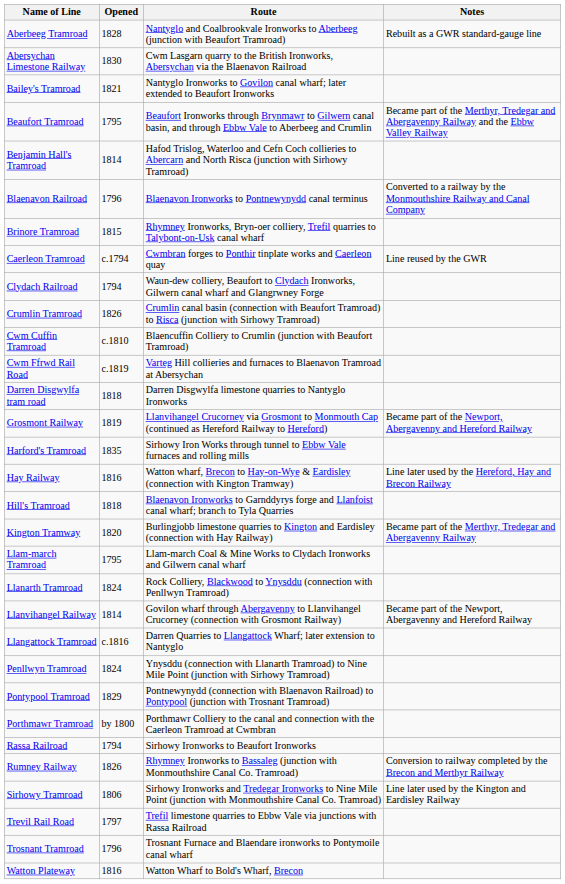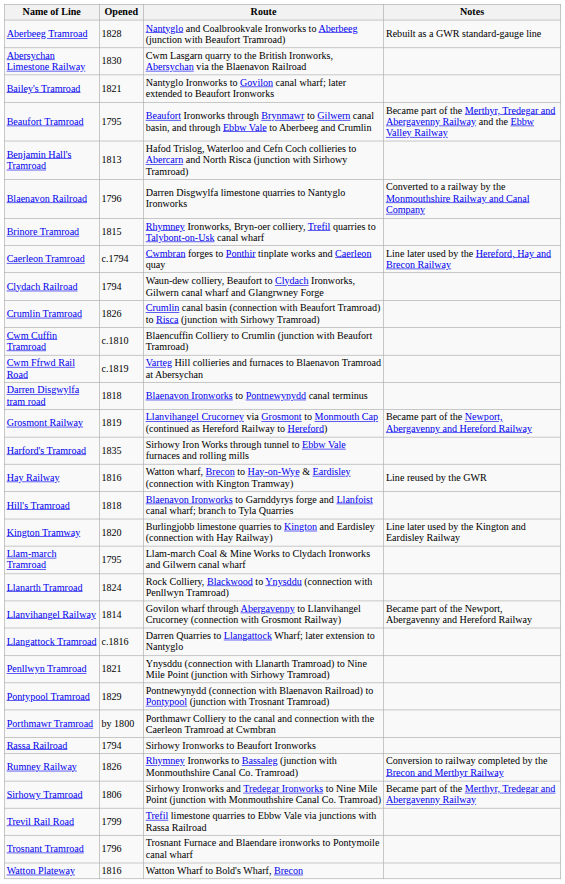(112, 160) 1814 -> (112, 160) 1813
(257, 199) Blaenavon Ironworks to Pontnewynydd canal terminus -> (245, 199) Darren Disgwylfa limestone quarries to Nantyglo Ironworks
(436, 259) Line reused by the GWR -> (468, 259) Line later used by the Hereford, Hay and Brecon Railway
(245, 396) Darren Disgwylfa limestone quarries to Nantyglo Ironworks -> (257, 396) Blaenavon Ironworks to Pontnewynydd canal terminus
(468, 478) Line later used by the Hereford, Hay and Brecon Railway -> (436, 478) Line reused by the GWR
(471, 532) Became part of the Merthyr, Tredegar and Abergavenny Railway -> (456, 532) Line later used by the Kington and Eardisley Railway
(112, 669) 1824 -> (112, 669) 1821
(456, 794) Line later used by the Kington and Eardisley Railway -> (471, 794) Became part of the Merthyr, Tredegar and Abergavenny Railway
(112, 821) 1797 -> (112, 821) 1799
